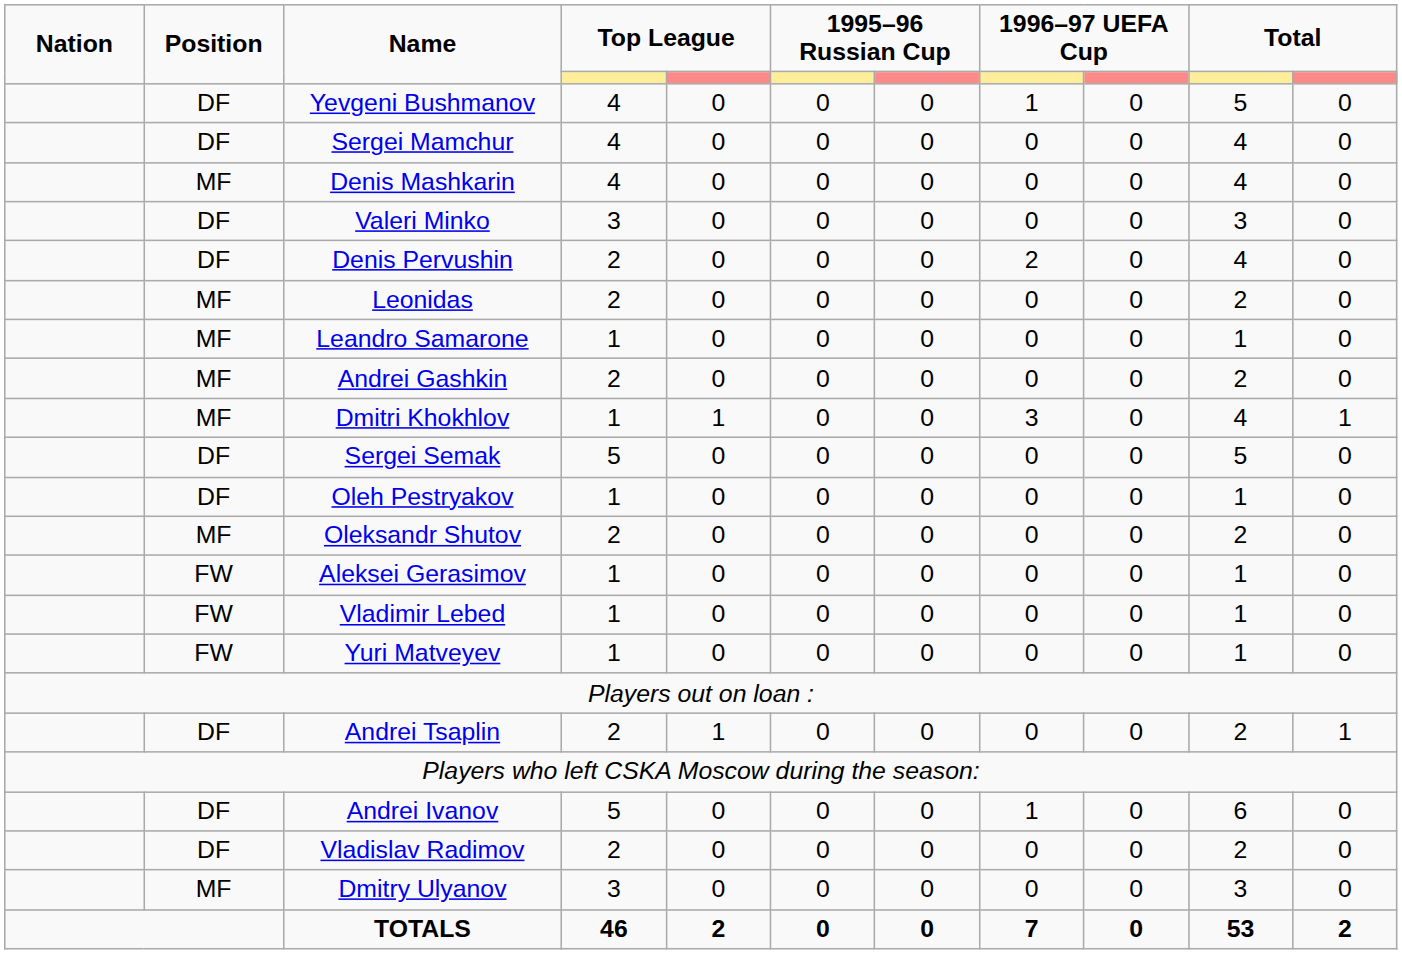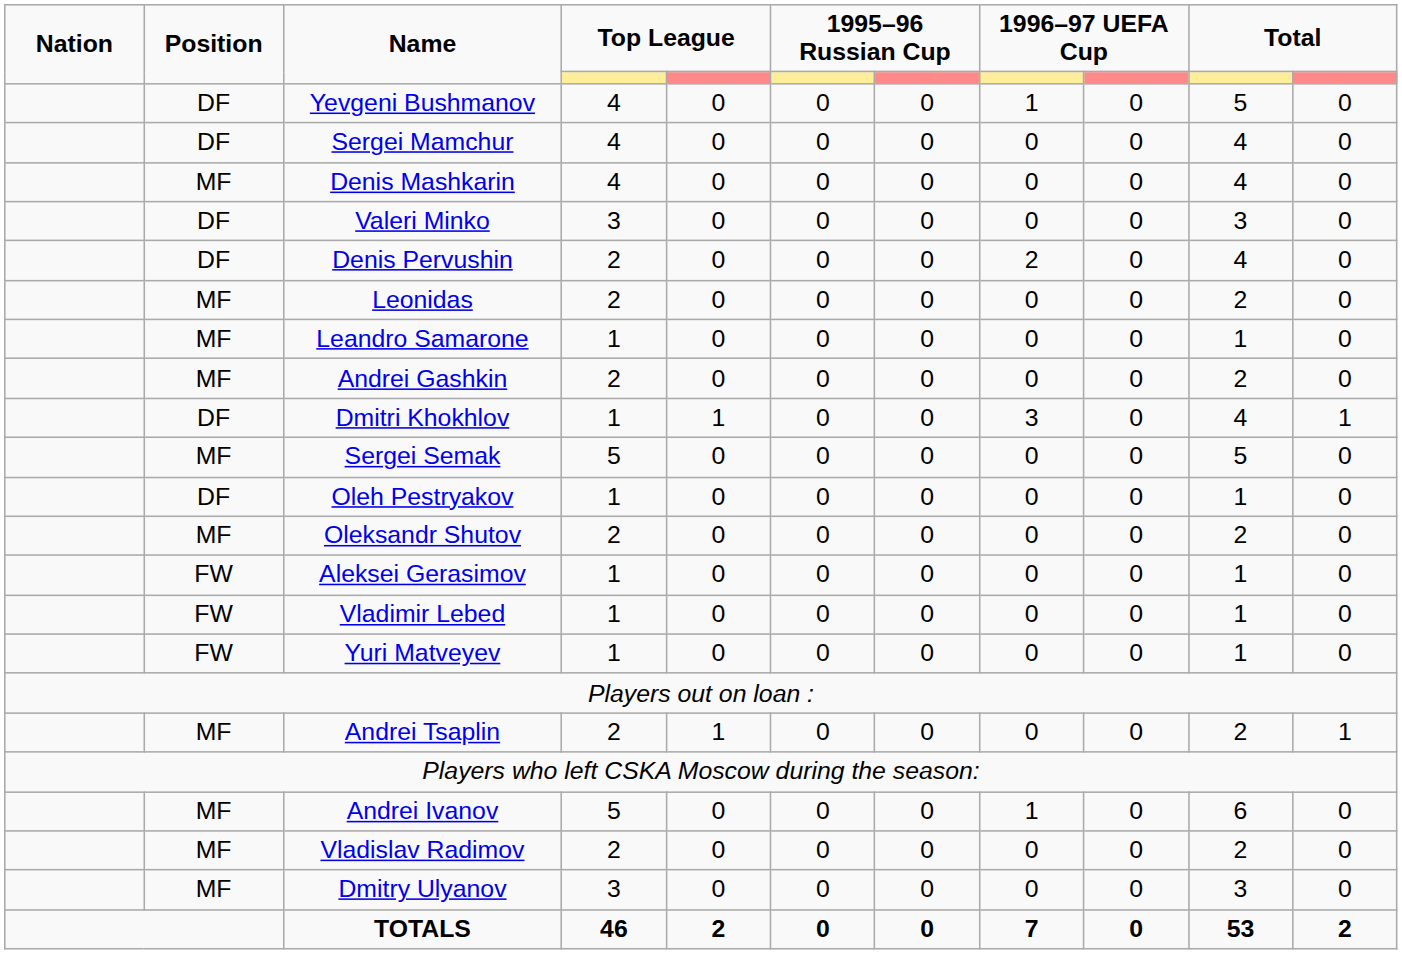(214, 417) MF -> (214, 417) DF
(214, 456) DF -> (214, 456) MF
(214, 732) DF -> (214, 732) MF
(214, 810) DF -> (214, 810) MF
(214, 850) DF -> (214, 850) MF
